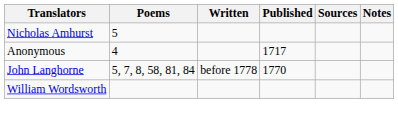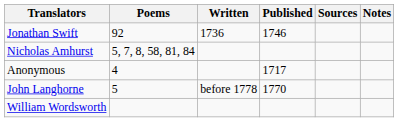+ row: (42, 32)
(115, 32) 5 -> (153, 51) 5, 7, 8, 58, 81, 84
(153, 70) 5, 7, 8, 58, 81, 84 -> (115, 88) 5
